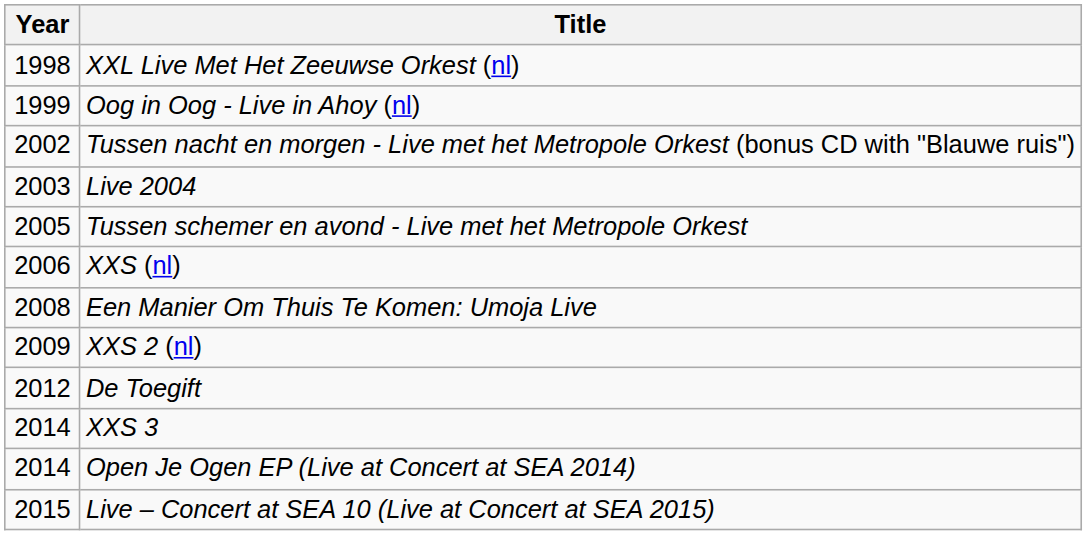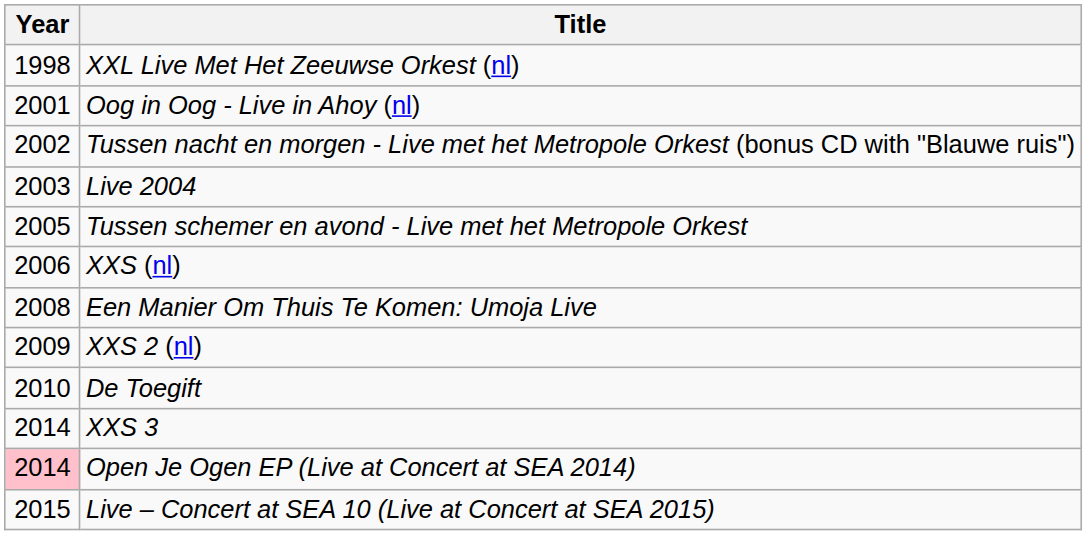(42, 105) 1999 -> (42, 105) 2001
(42, 387) 2012 -> (42, 387) 2010
(42, 468) no background -> (42, 468) pink background
